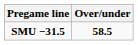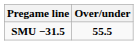(102, 31) 58.5 -> (102, 31) 55.5
